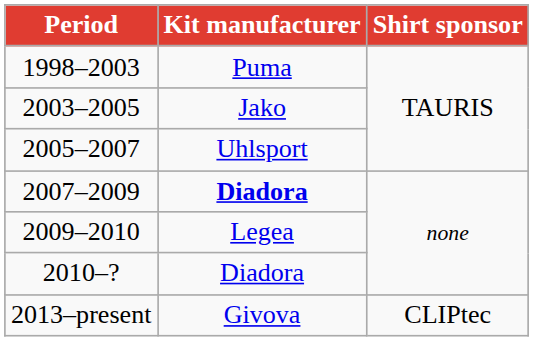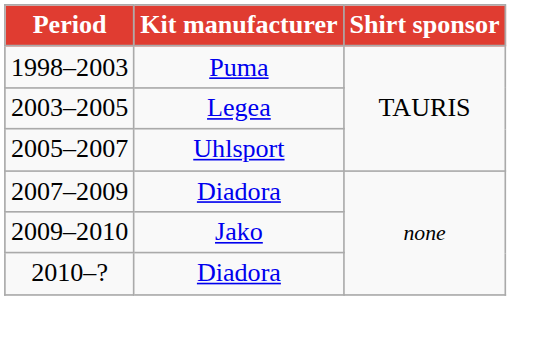(262, 107) Jako -> (239, 107) Legea
(262, 190) bold -> (239, 190) normal
(262, 231) Legea -> (239, 231) Jako
- row: (81, 314)
